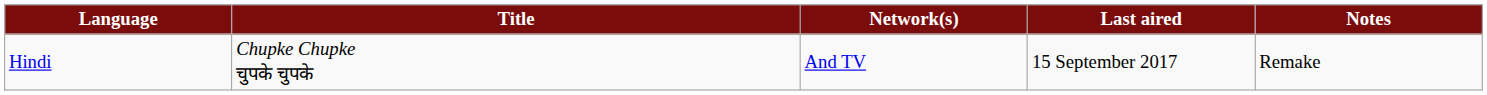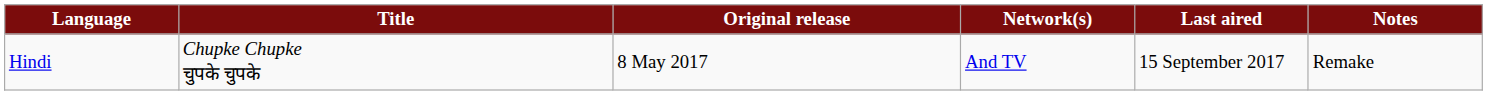+ column: (787, 19)
